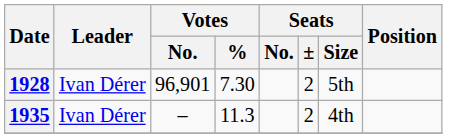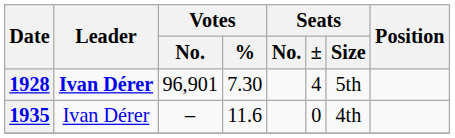(102, 84) normal -> (106, 84) bold
(309, 84) 2 -> (316, 84) 4
(237, 116) 11.3 -> (245, 116) 11.6
(309, 116) 2 -> (316, 116) 0
